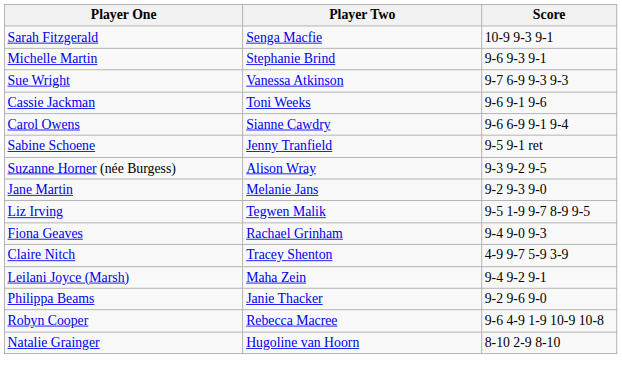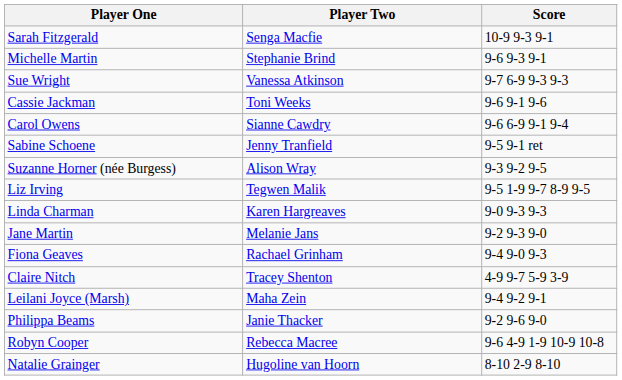rows swapped: (35, 211) <-> (40, 189)
+ row: (51, 211)
